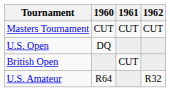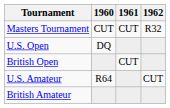(153, 29) CUT -> (153, 29) R32
(153, 79) R32 -> (153, 79) CUT
+ row: (39, 95)
